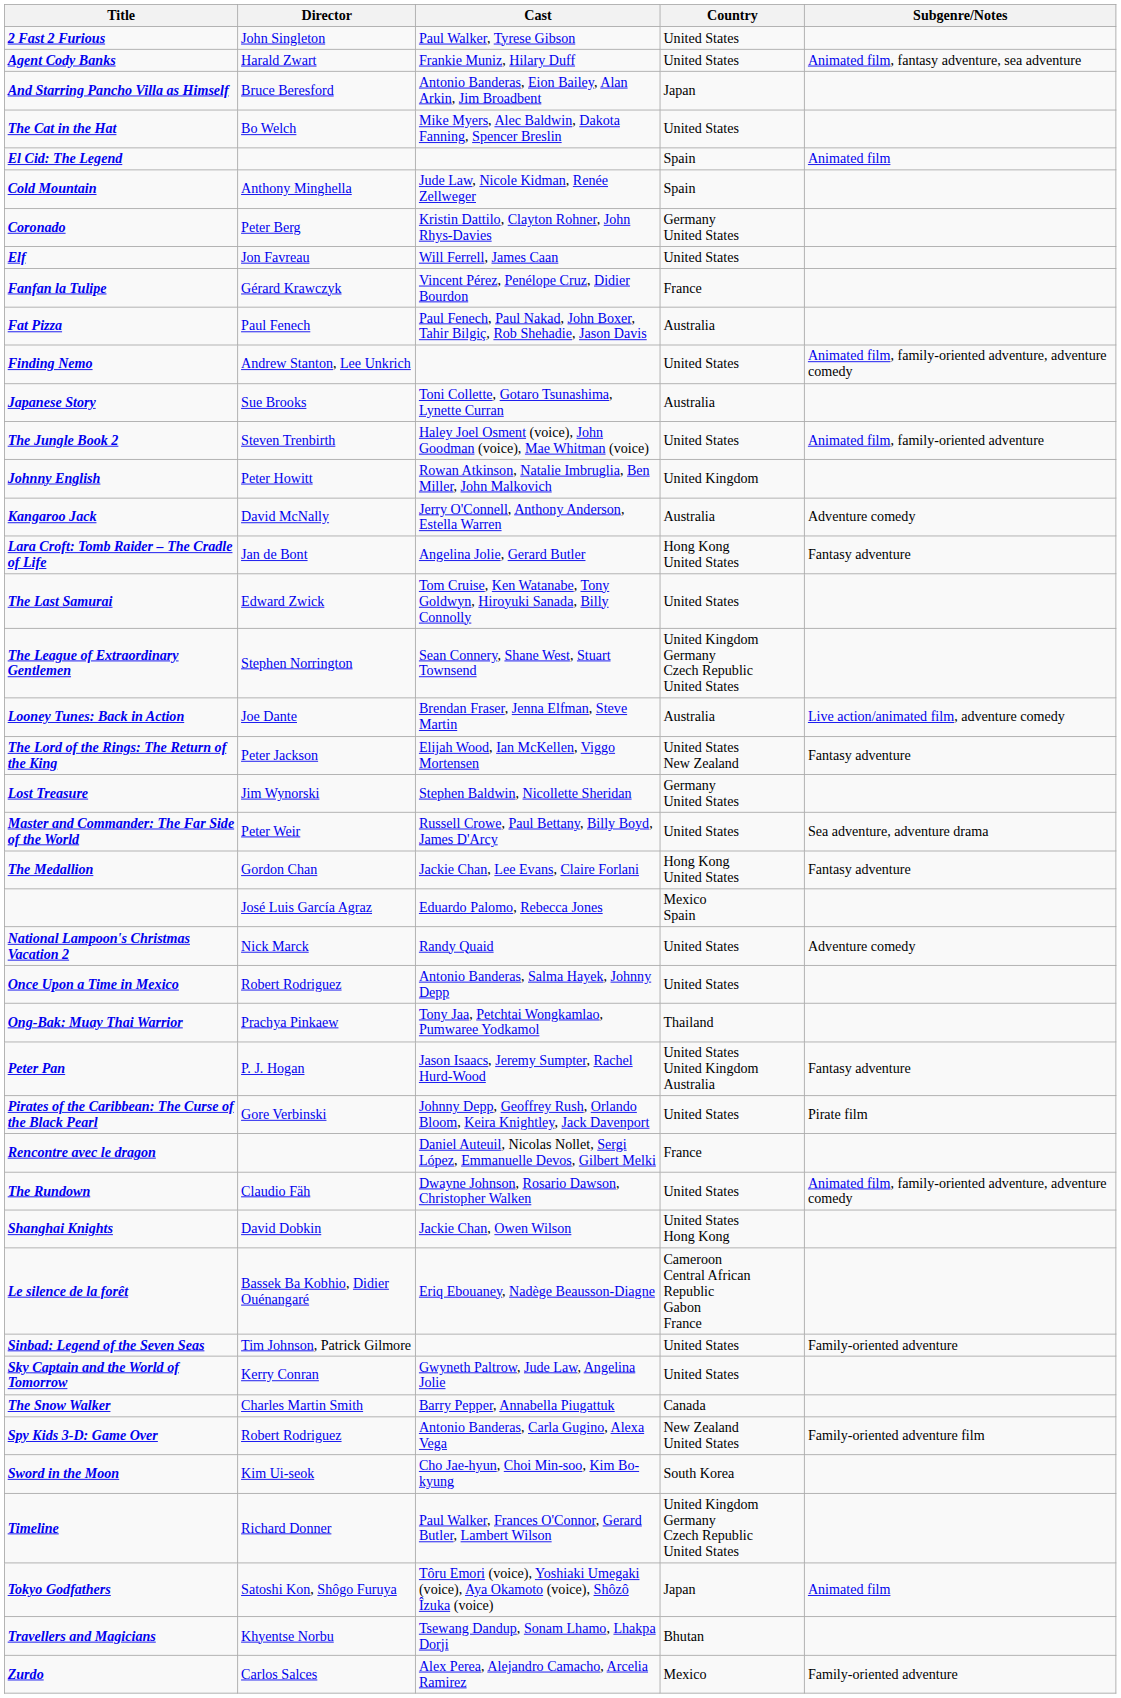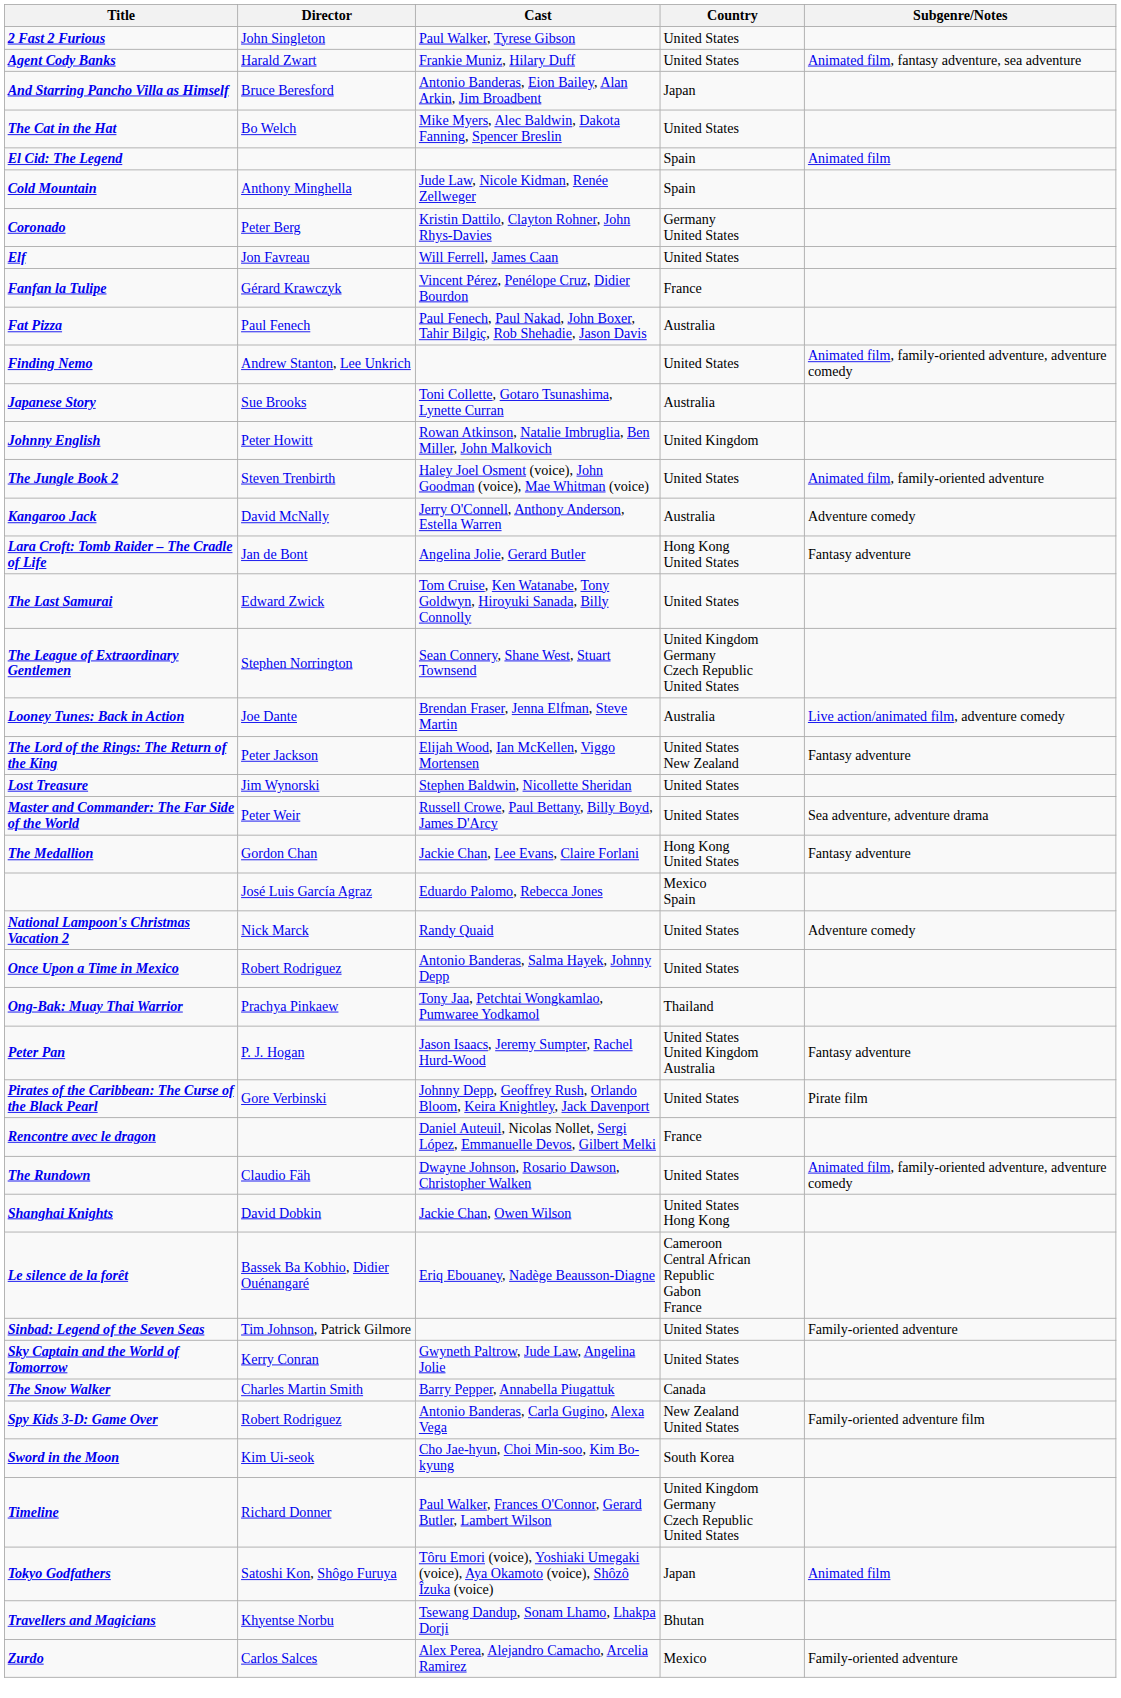rows swapped: (54, 478) <-> (63, 440)
(701, 793) Germany United States -> (701, 785) United States
